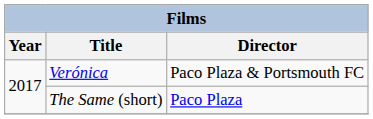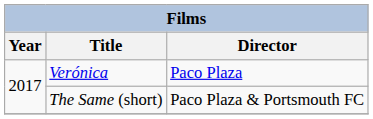(267, 73) Paco Plaza & Portsmouth FC -> (206, 73) Paco Plaza
(206, 100) Paco Plaza -> (267, 100) Paco Plaza & Portsmouth FC
